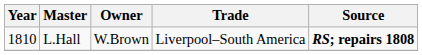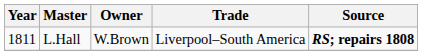(22, 38) 1810 -> (22, 38) 1811
